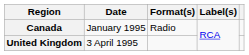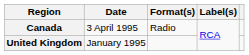(116, 27) January 1995 -> (112, 27) 3 April 1995
(112, 43) 3 April 1995 -> (116, 43) January 1995
